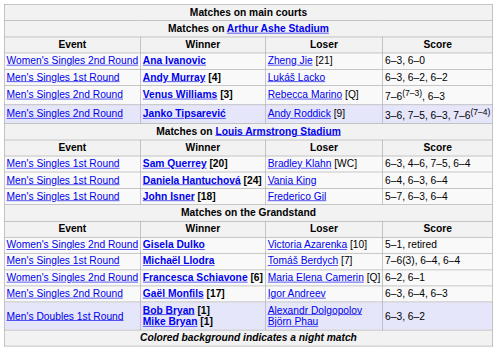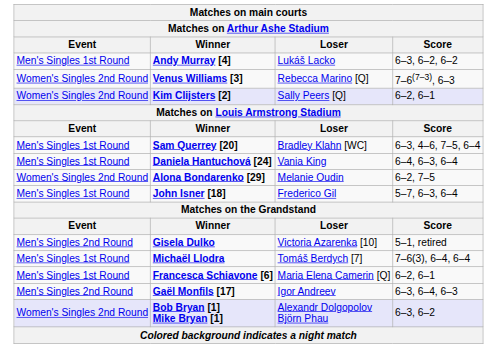- row: (174, 61)
(65, 95) Men's Singles 2nd Round -> (82, 78) Women's Singles 2nd Round
+ row: (192, 96)
- row: (184, 114)
+ row: (209, 177)
(72, 245) Women's Singles 2nd Round -> (75, 242) Men's Singles 2nd Round
(72, 277) Women's Singles 2nd Round -> (73, 275) Men's Singles 1st Round
(65, 316) Men's Doubles 1st Round -> (82, 313) Women's Singles 2nd Round
